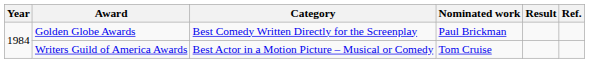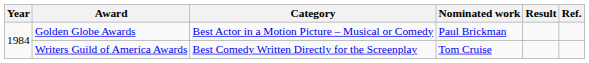(305, 31) Best Comedy Written Directly for the Screenplay -> (313, 31) Best Actor in a Motion Picture – Musical or Comedy
(313, 49) Best Actor in a Motion Picture – Musical or Comedy -> (305, 49) Best Comedy Written Directly for the Screenplay
